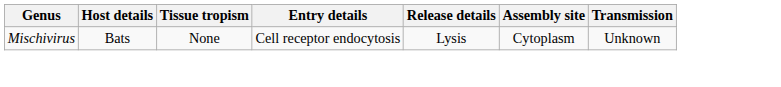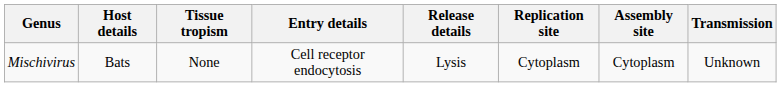+ column: (549, 23)
